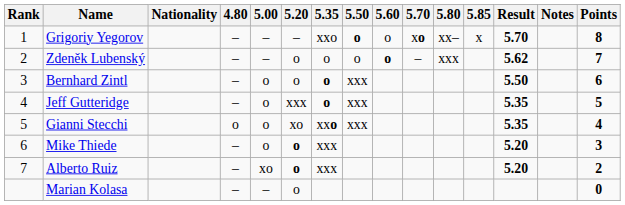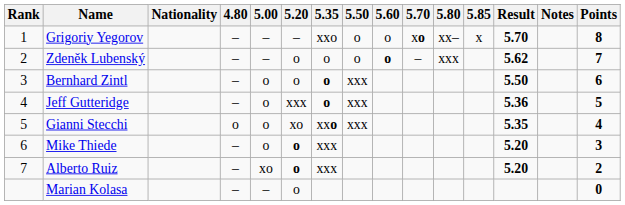(357, 37) bold -> (357, 37) normal
(516, 102) 5.35 -> (516, 102) 5.36
